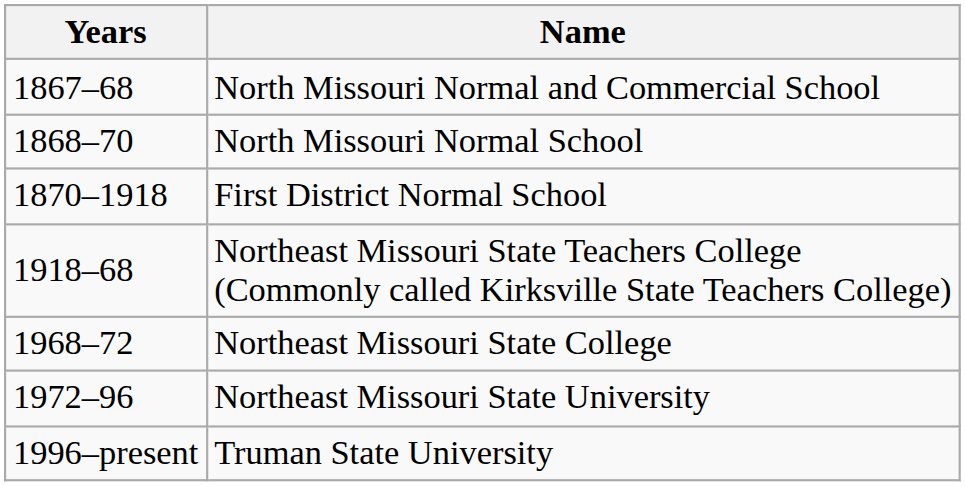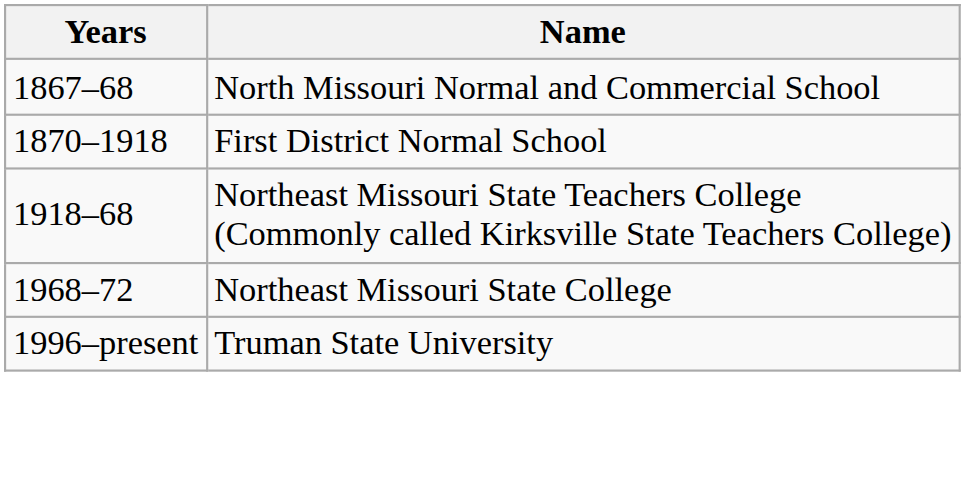- row: (429, 140)
- row: (462, 397)
